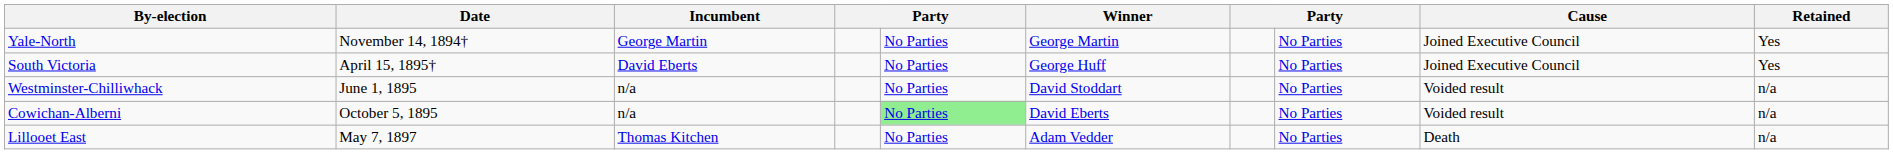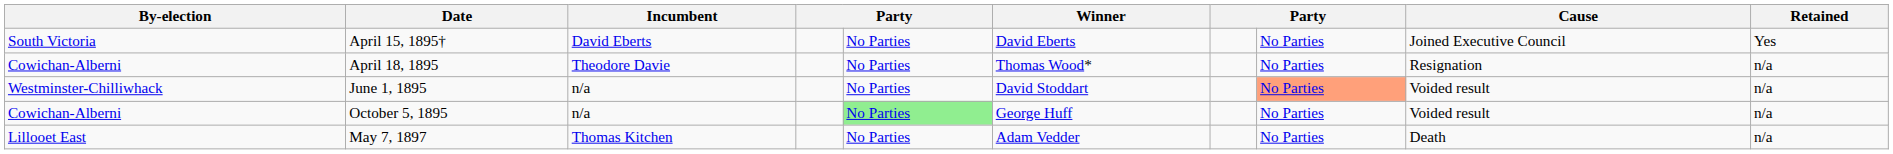- row: (404, 40)
(1068, 64) George Huff -> (1036, 40) David Eberts
+ row: (394, 64)
(1310, 88) no background -> (1292, 88) lightsalmon background
(1069, 112) David Eberts -> (1034, 112) George Huff
